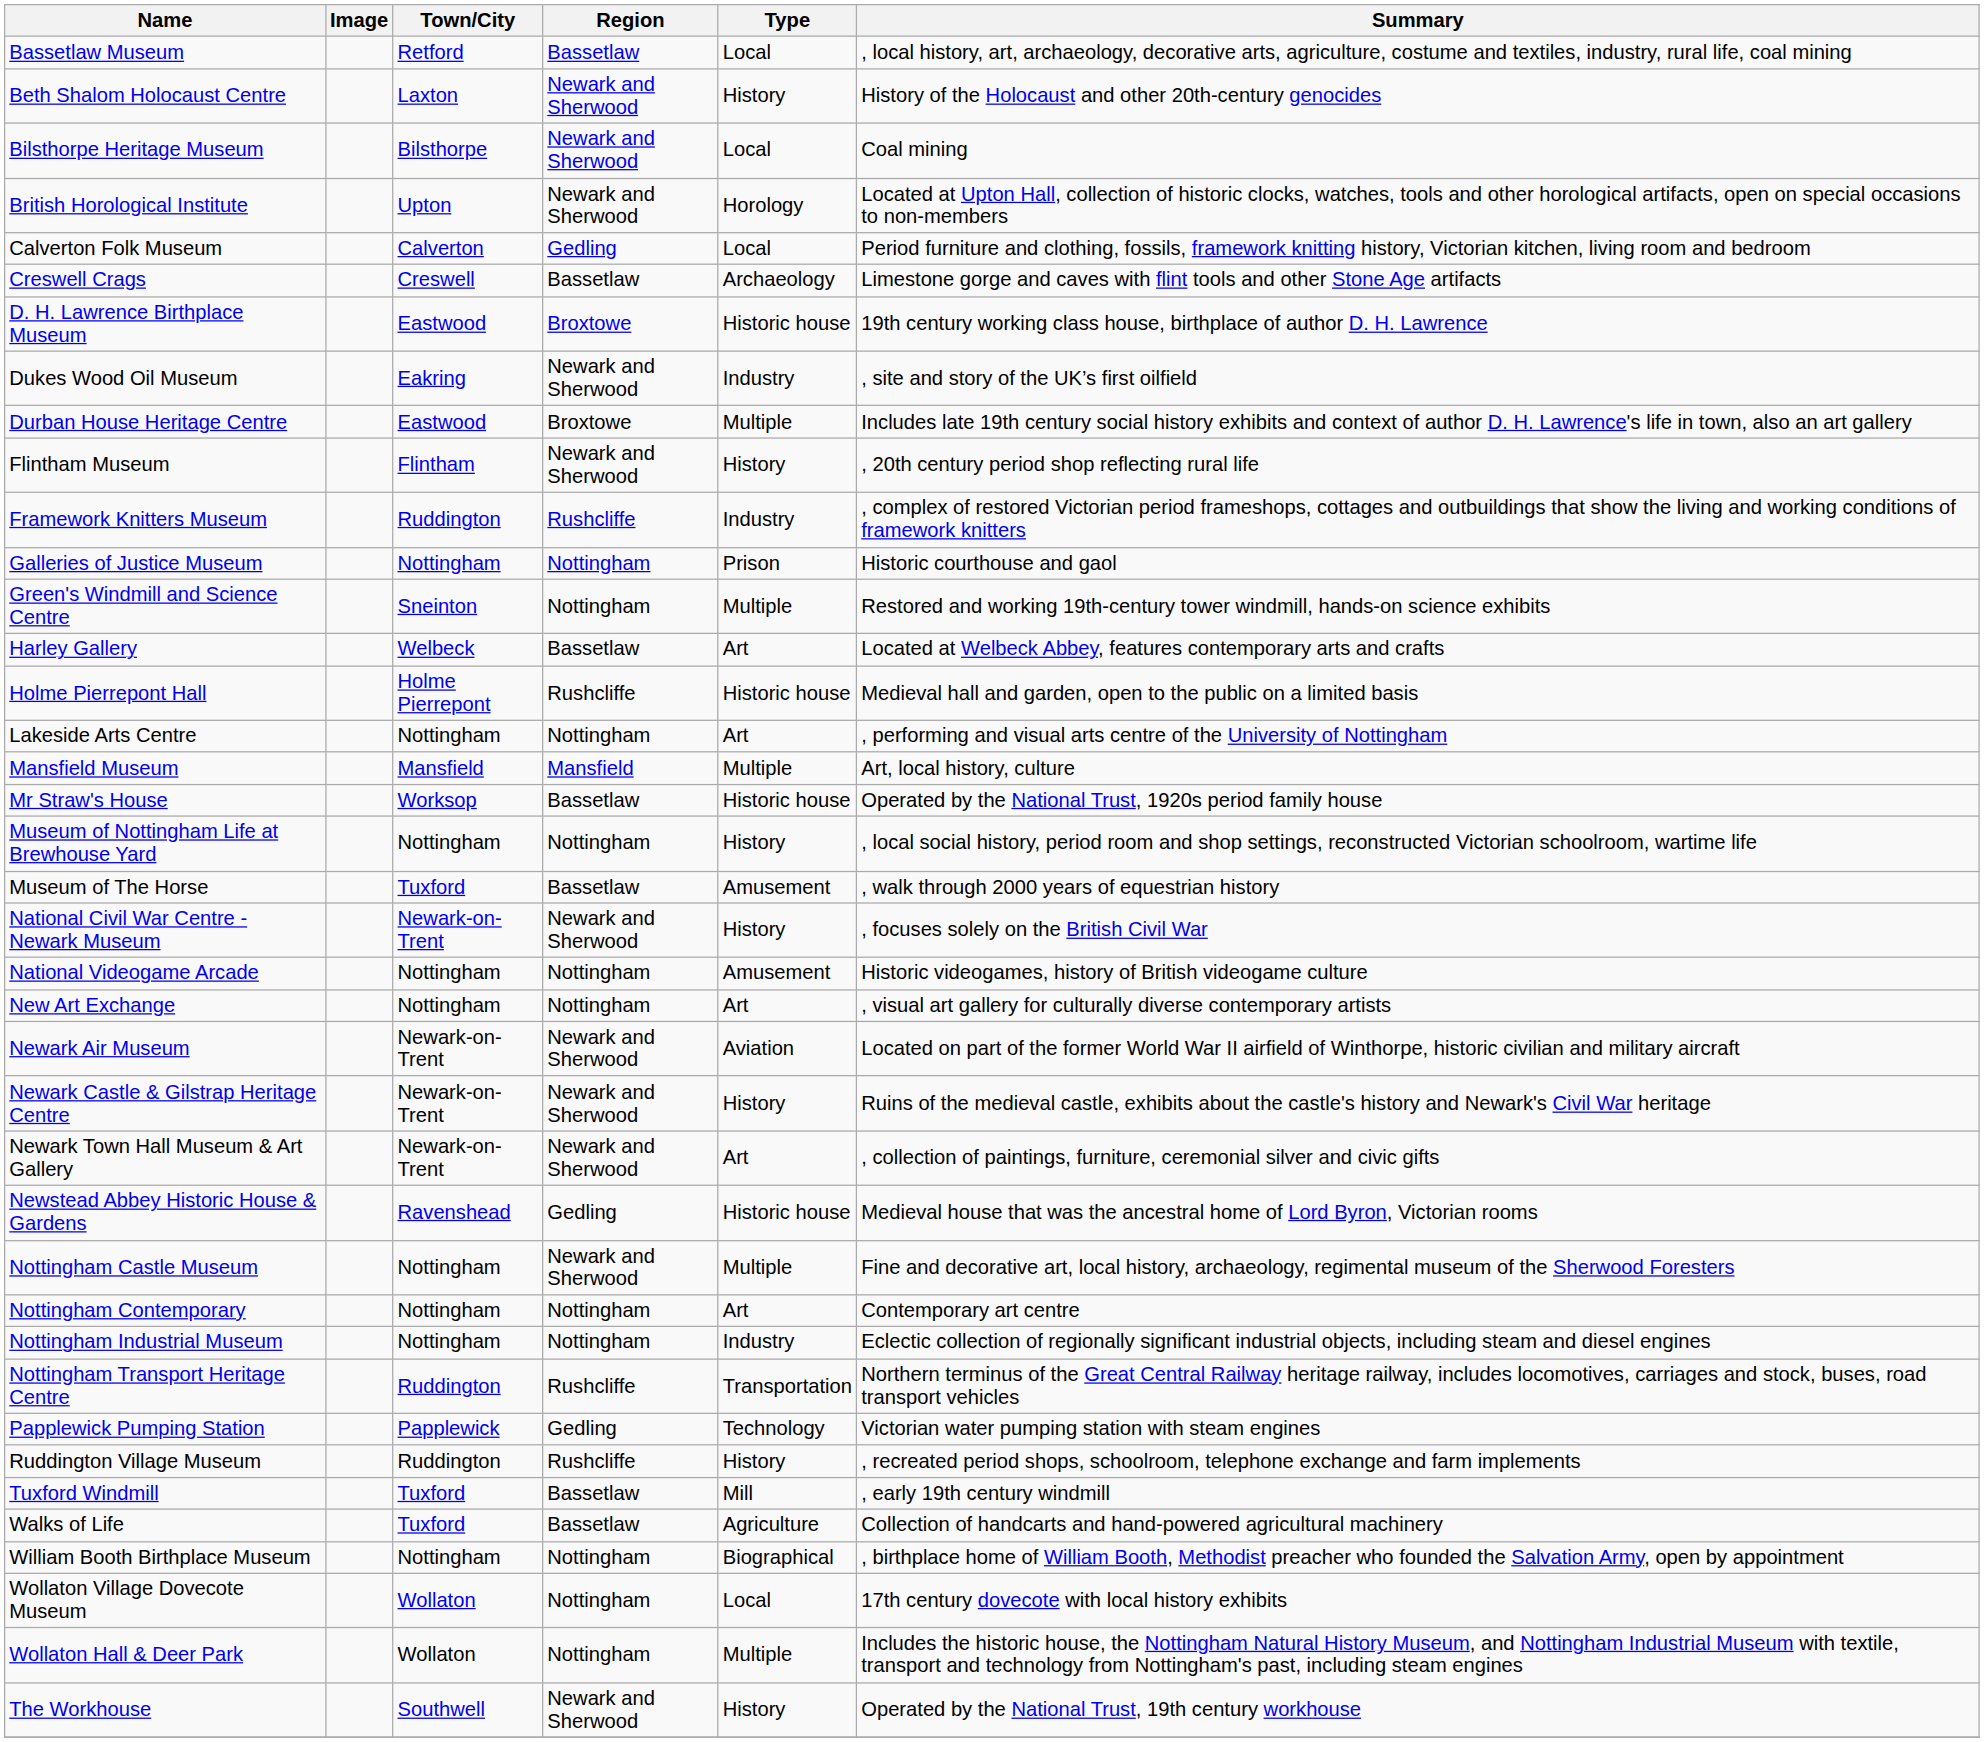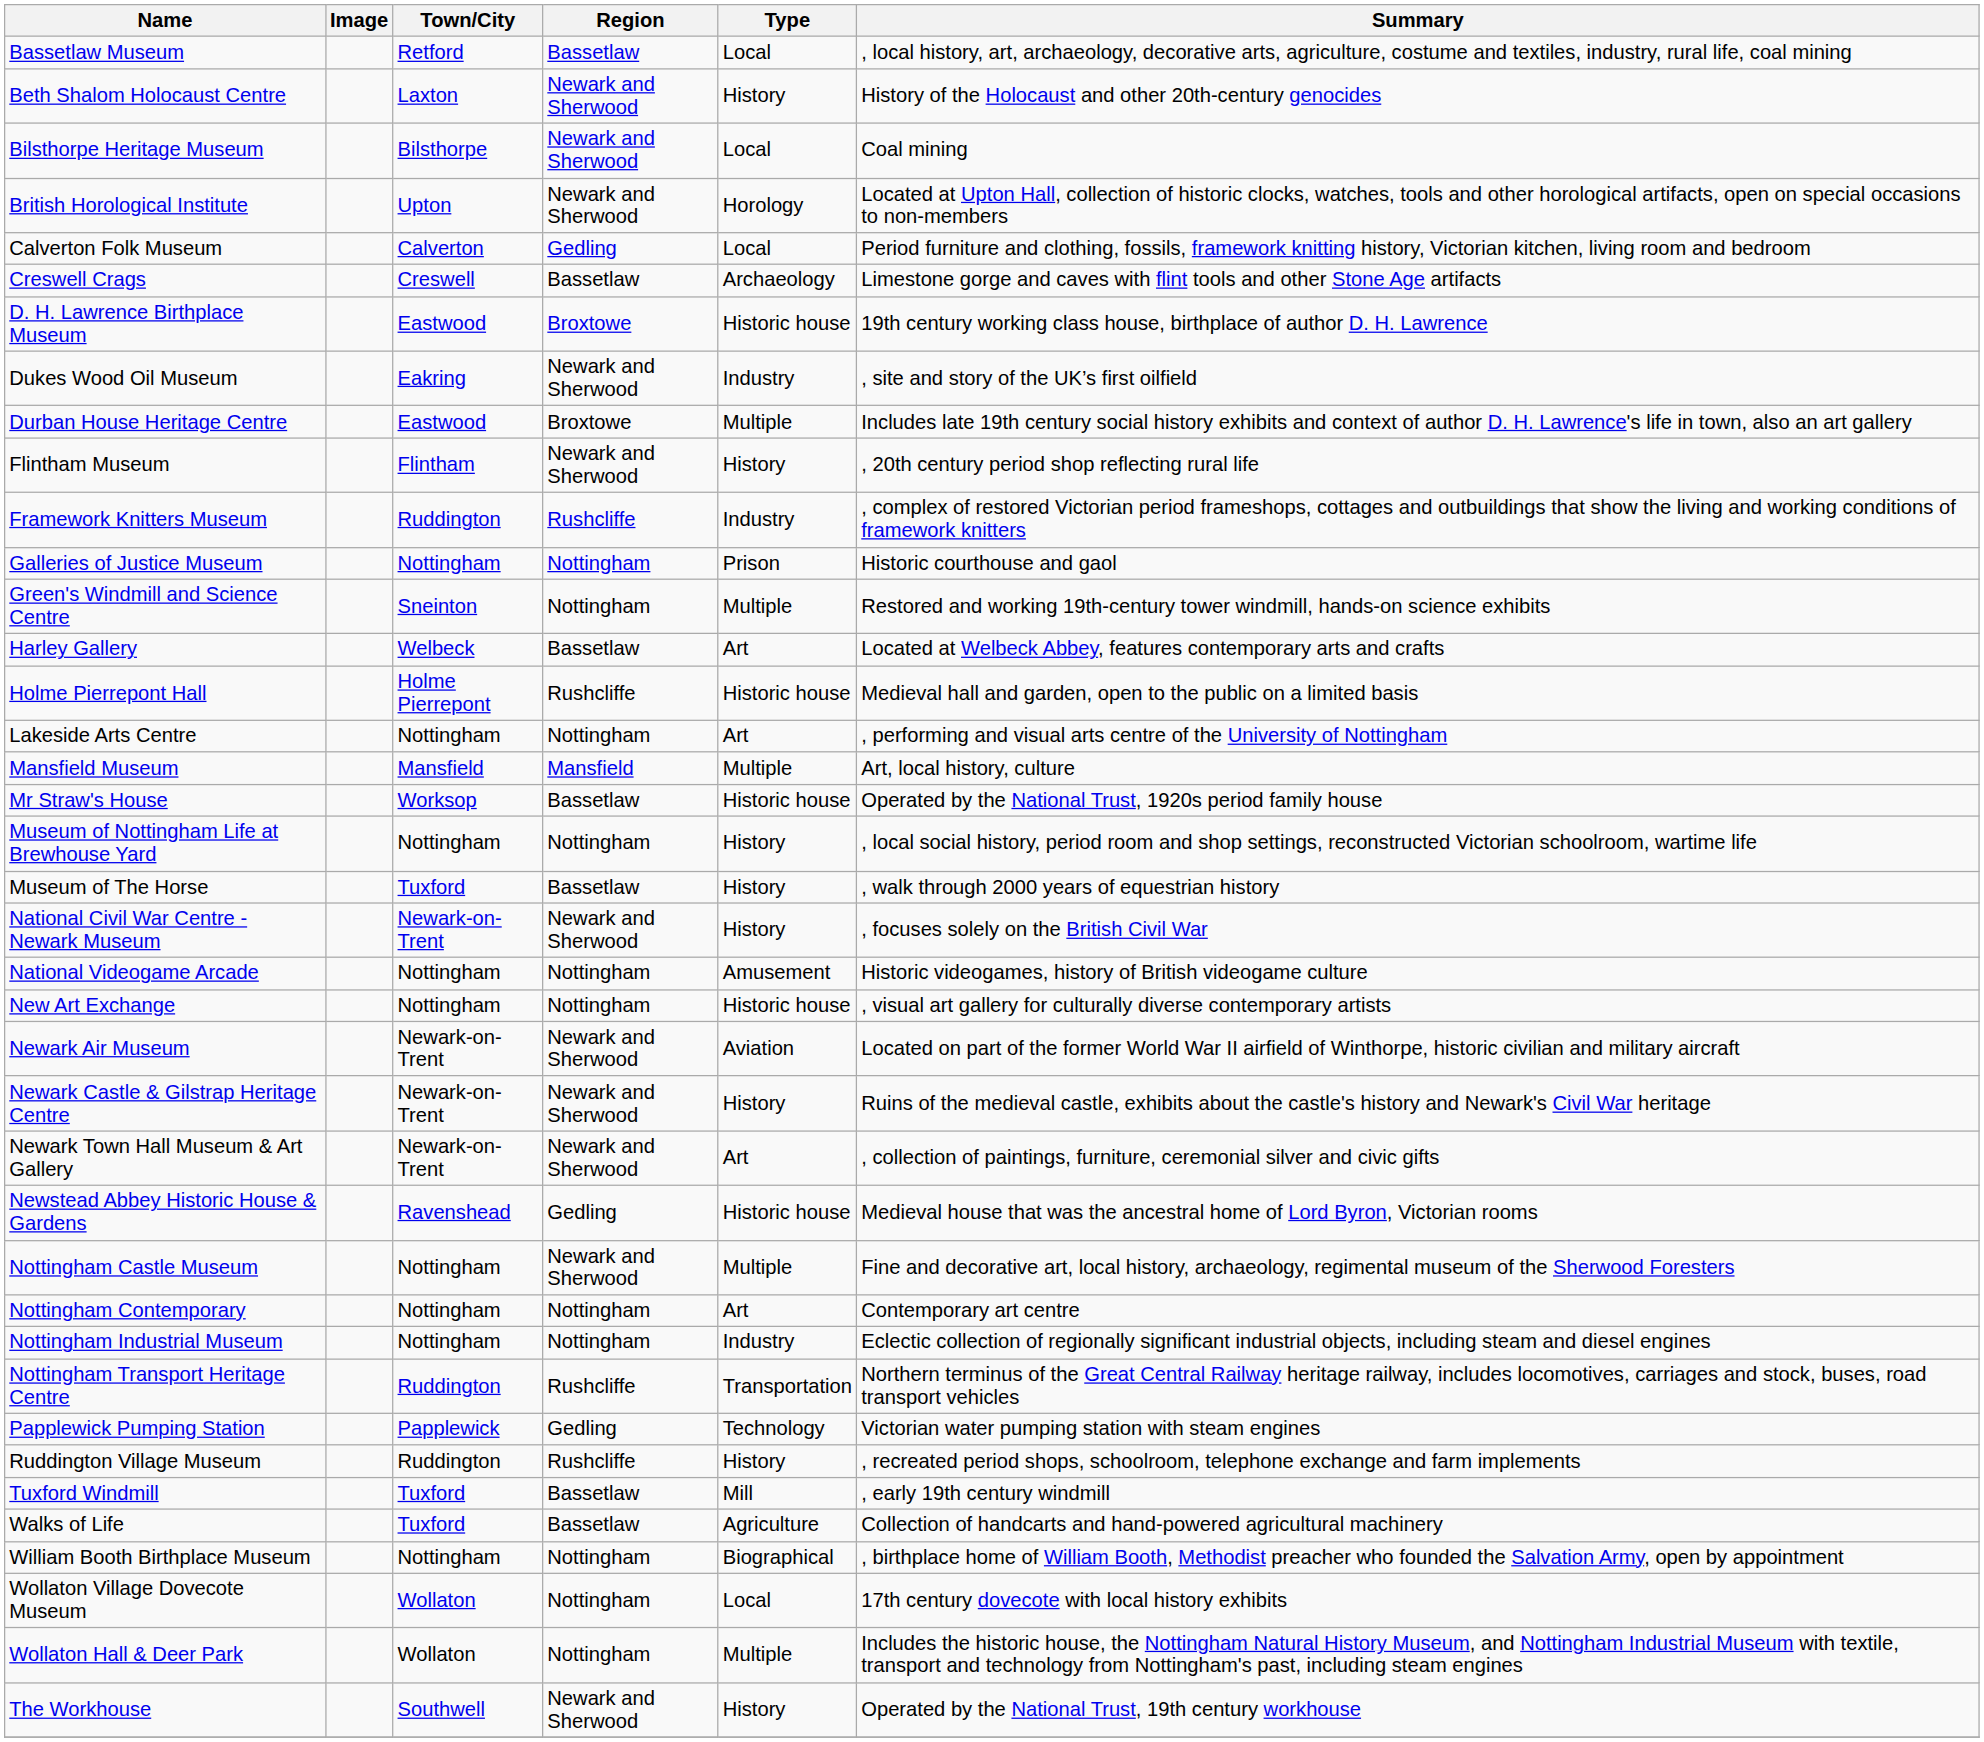(776, 886) Amusement -> (754, 886) History
(736, 1005) Art -> (787, 1005) Historic house
